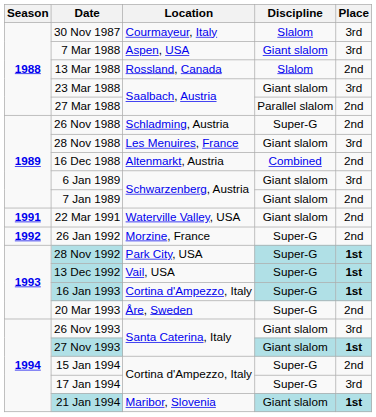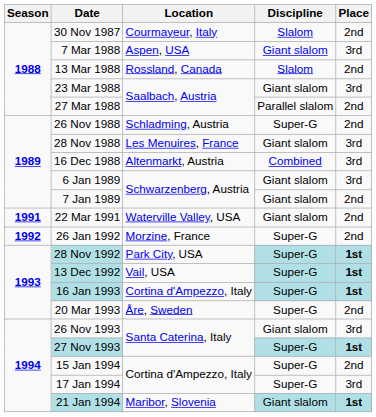(354, 32) 3rd -> (354, 32) 2nd
(354, 161) 2nd -> (354, 161) 3rd
(295, 347) Giant slalom -> (295, 347) Super-G
